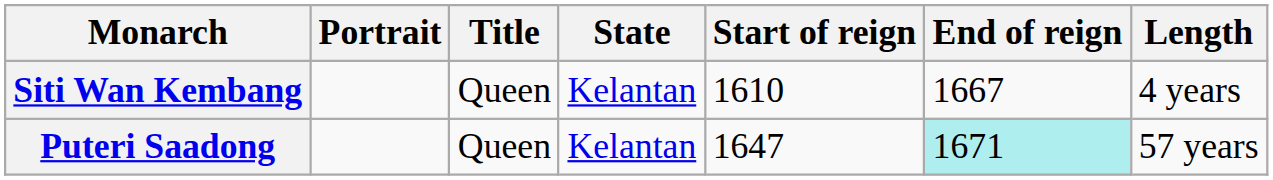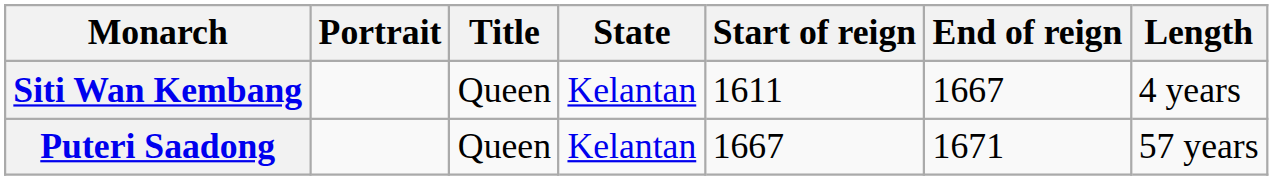(748, 89) 1610 -> (748, 89) 1611
(748, 145) 1647 -> (748, 145) 1667
(968, 145) paleturquoise background -> (968, 145) no background
